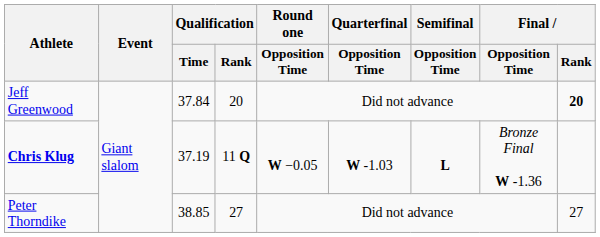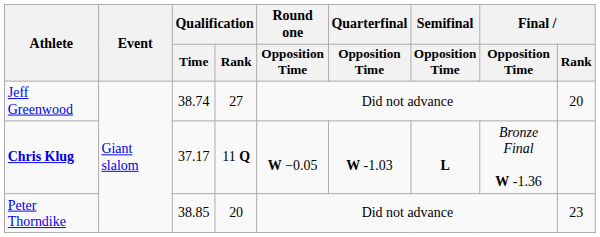(194, 101) 37.84 -> (194, 101) 38.74
(236, 101) 20 -> (236, 101) 27
(576, 101) bold -> (576, 101) normal
(194, 157) 37.19 -> (194, 157) 37.17
(236, 213) 27 -> (236, 213) 20
(576, 213) 27 -> (576, 213) 23
